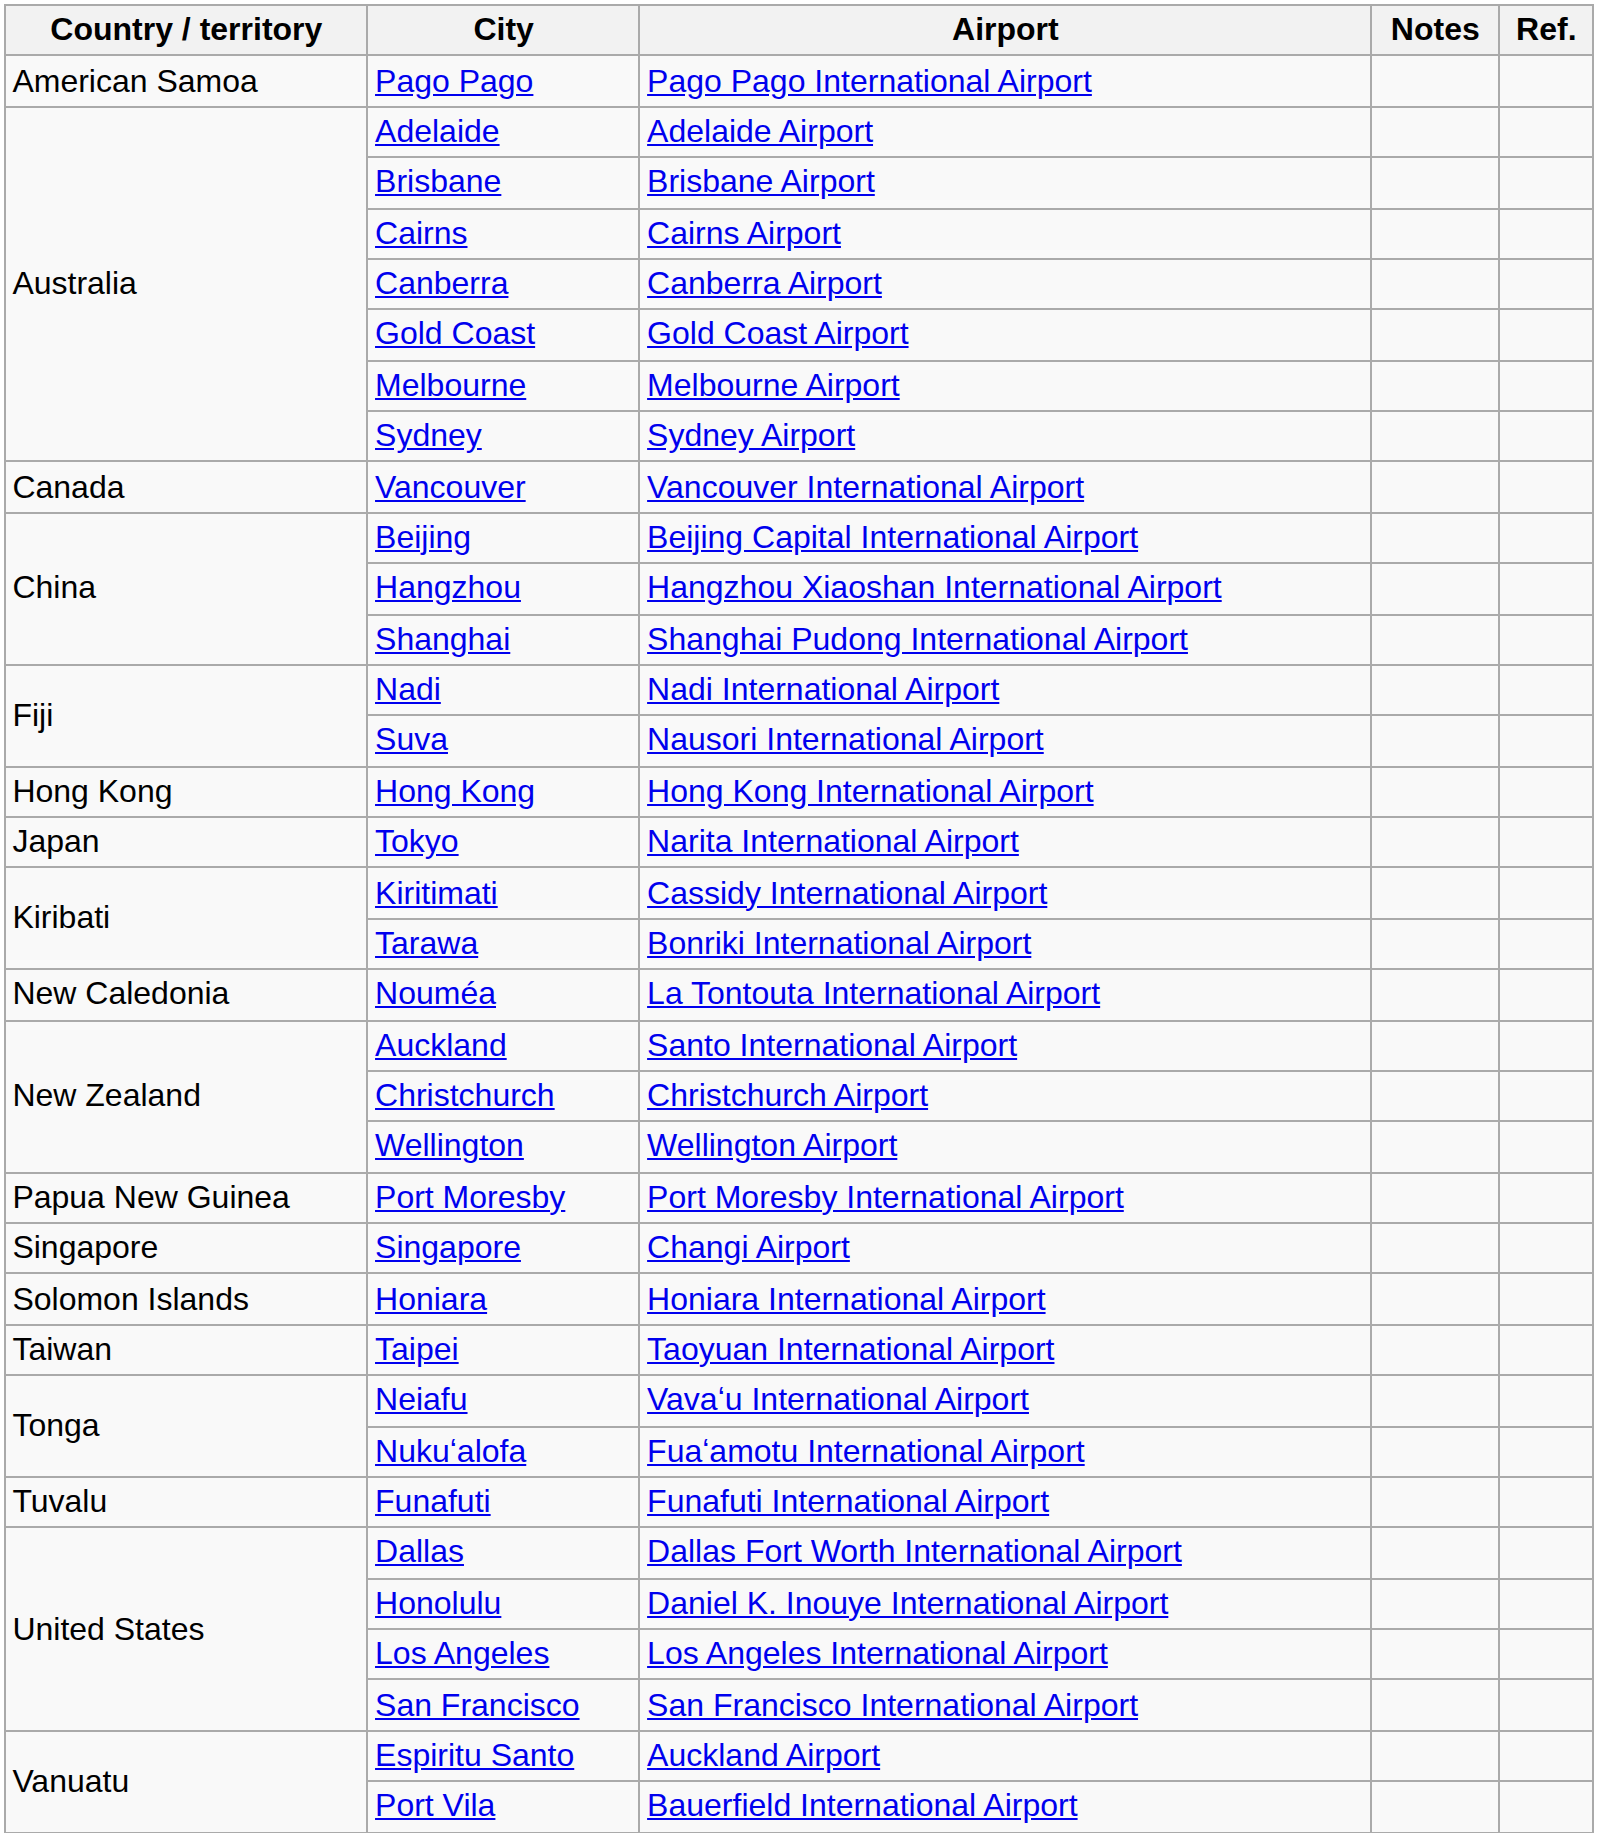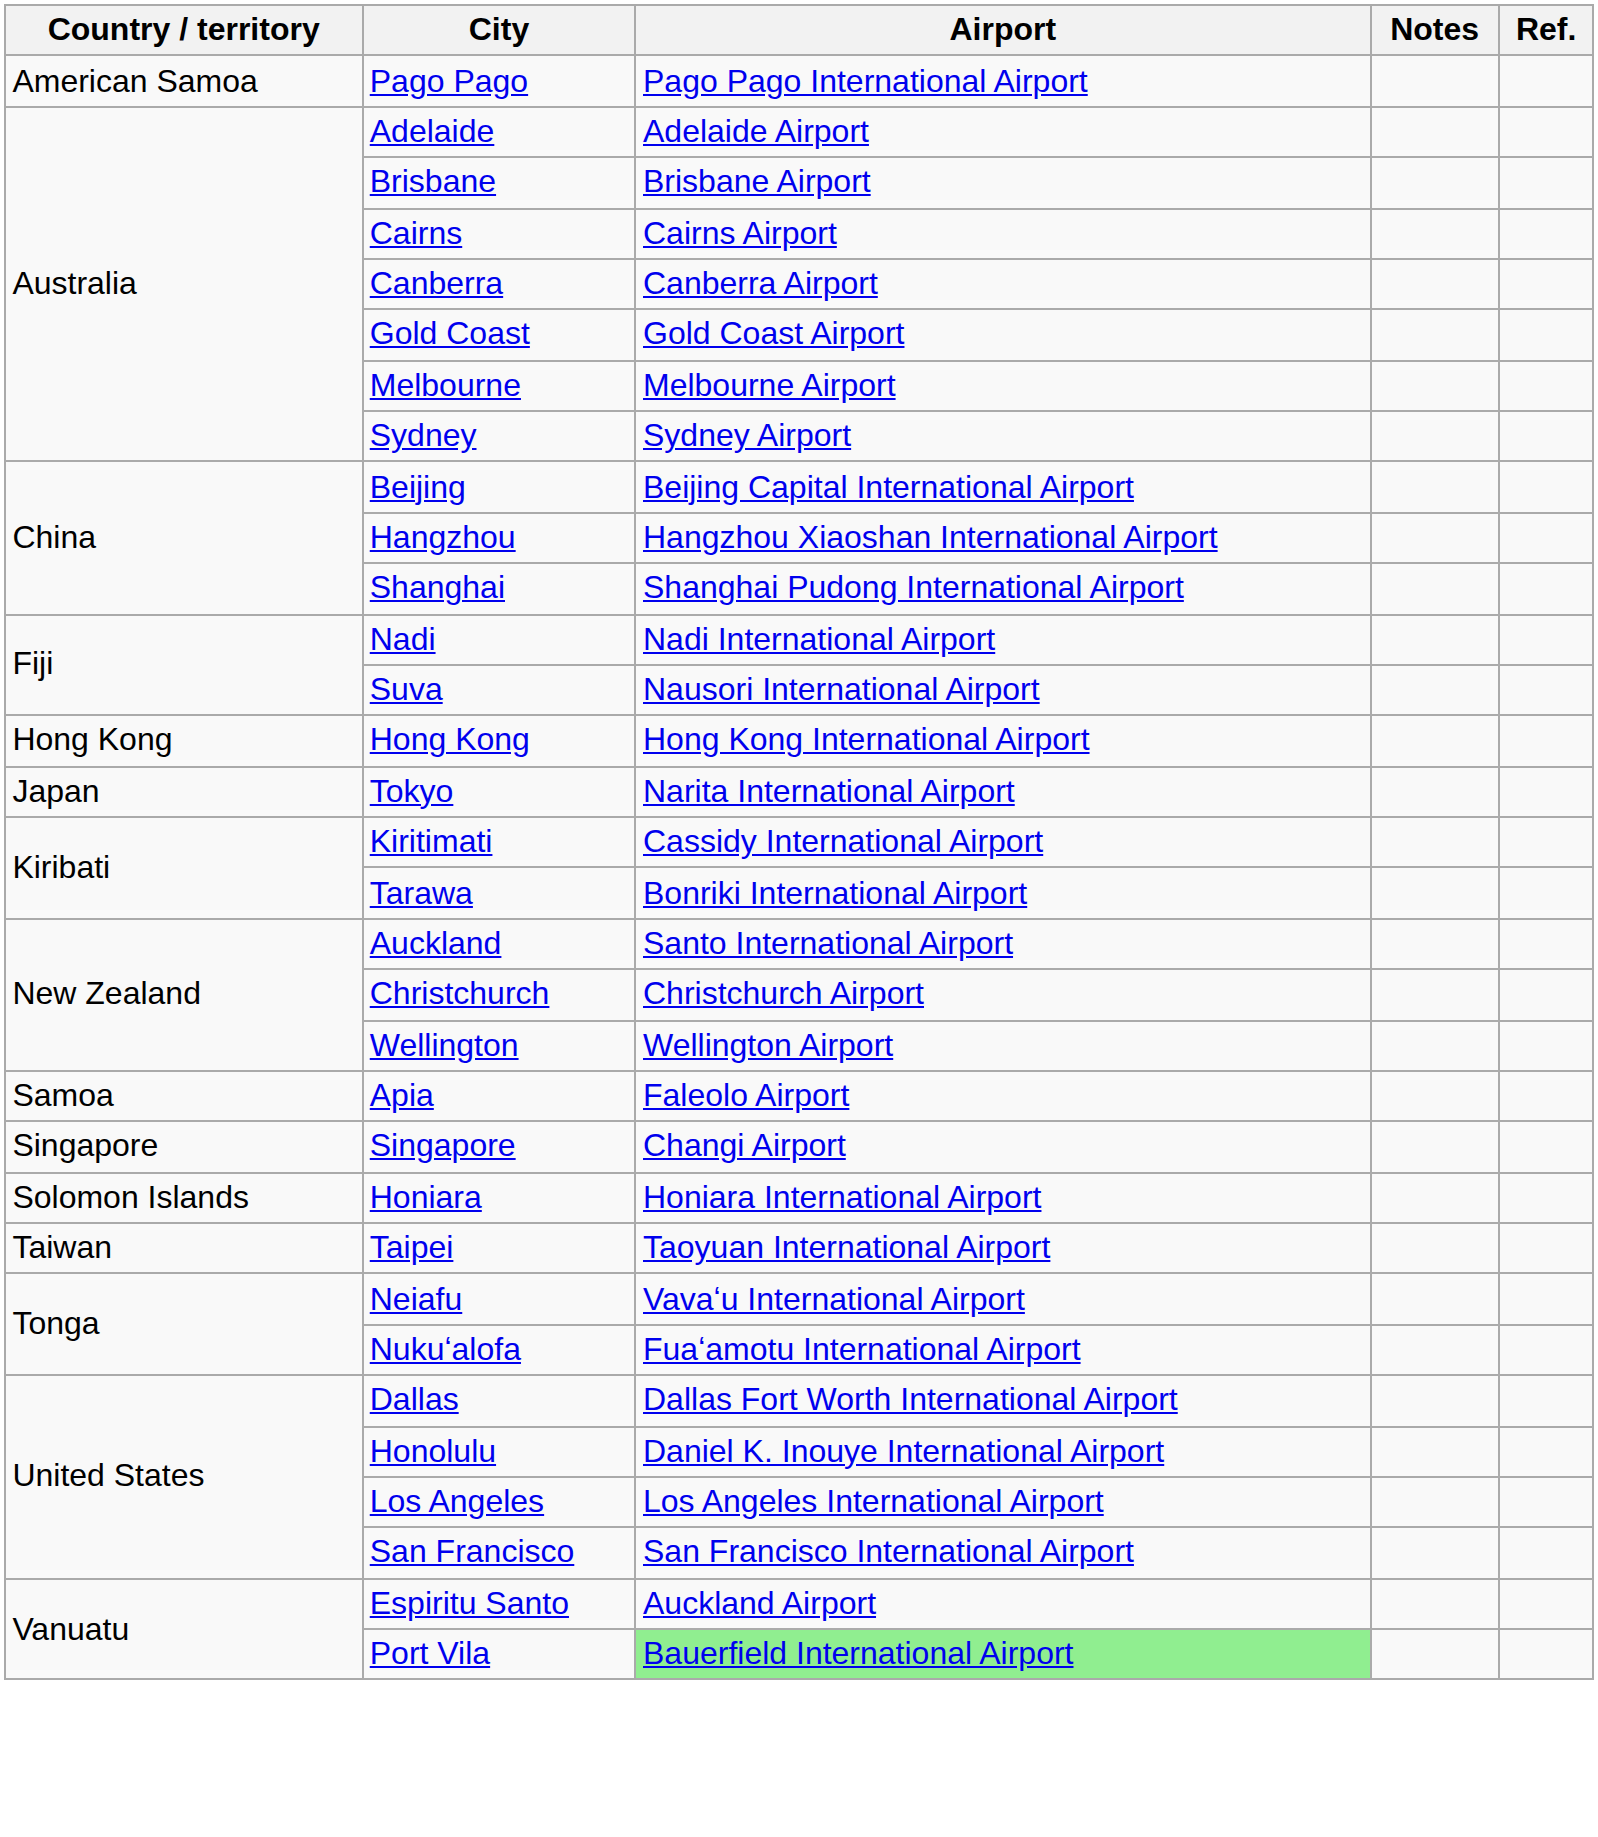- row: (450, 486)
- row: (436, 994)
- row: (470, 1197)
+ row: (402, 1095)
- row: (433, 1501)
(862, 1806) no background -> (858, 1653) lightgreen background
